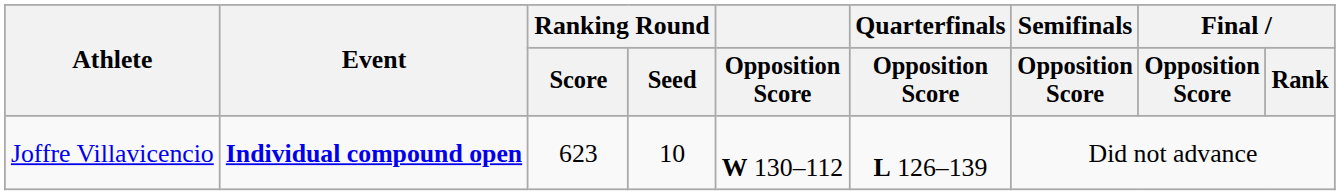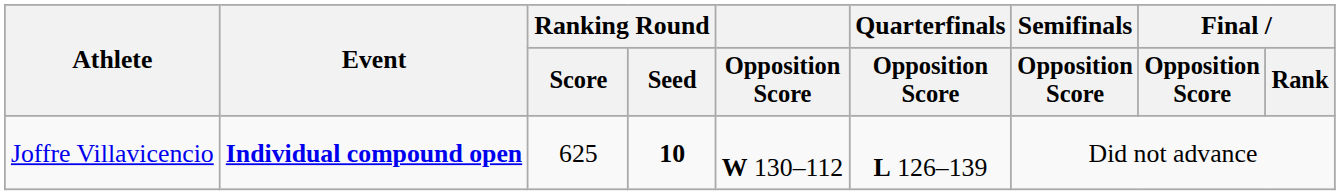(578, 152) 623 -> (578, 152) 625
(672, 152) normal -> (672, 152) bold
